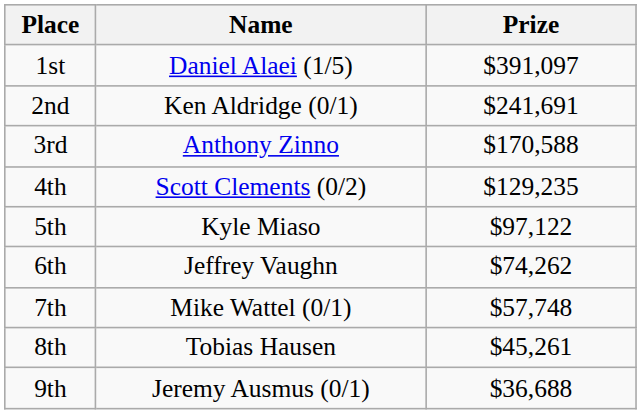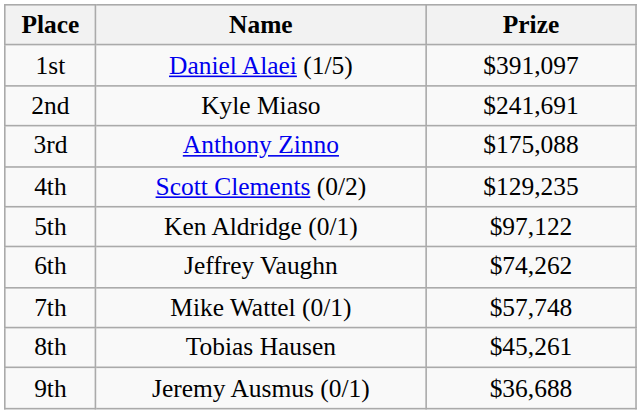(261, 105) Ken Aldridge (0/1) -> (261, 105) Kyle Miaso
(531, 145) $170,588 -> (531, 145) $175,088
(261, 226) Kyle Miaso -> (261, 226) Ken Aldridge (0/1)
